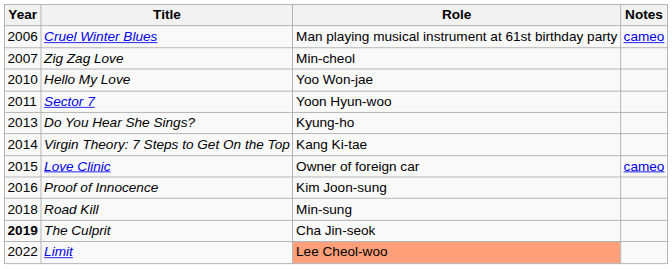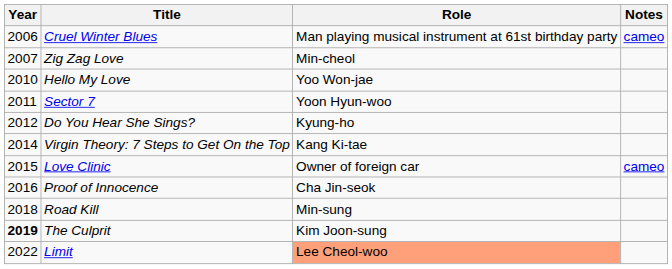(23, 123) 2013 -> (23, 123) 2012
(341, 187) Kim Joon-sung -> (336, 187) Cha Jin-seok
(336, 230) Cha Jin-seok -> (341, 230) Kim Joon-sung
